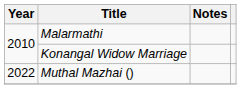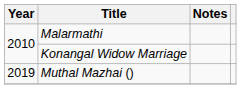(21, 73) 2022 -> (21, 73) 2019
